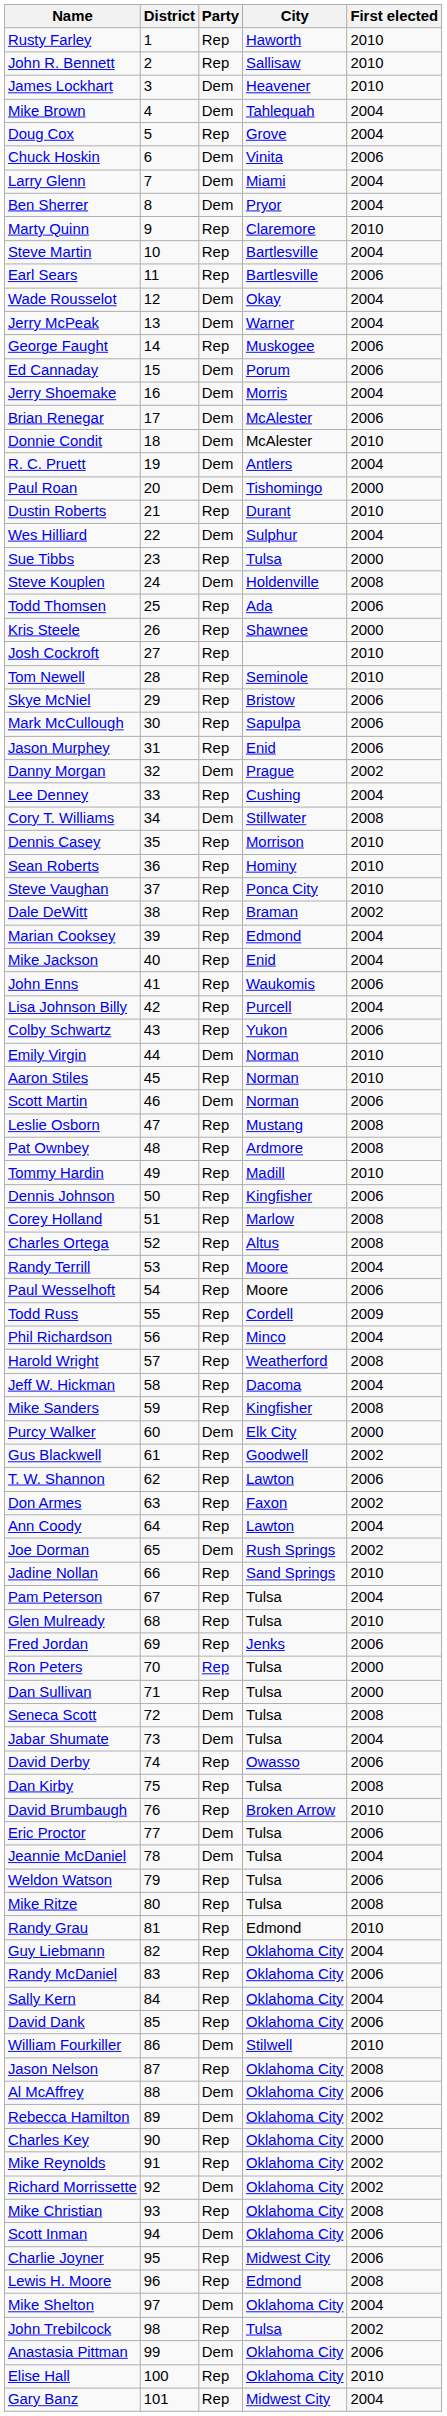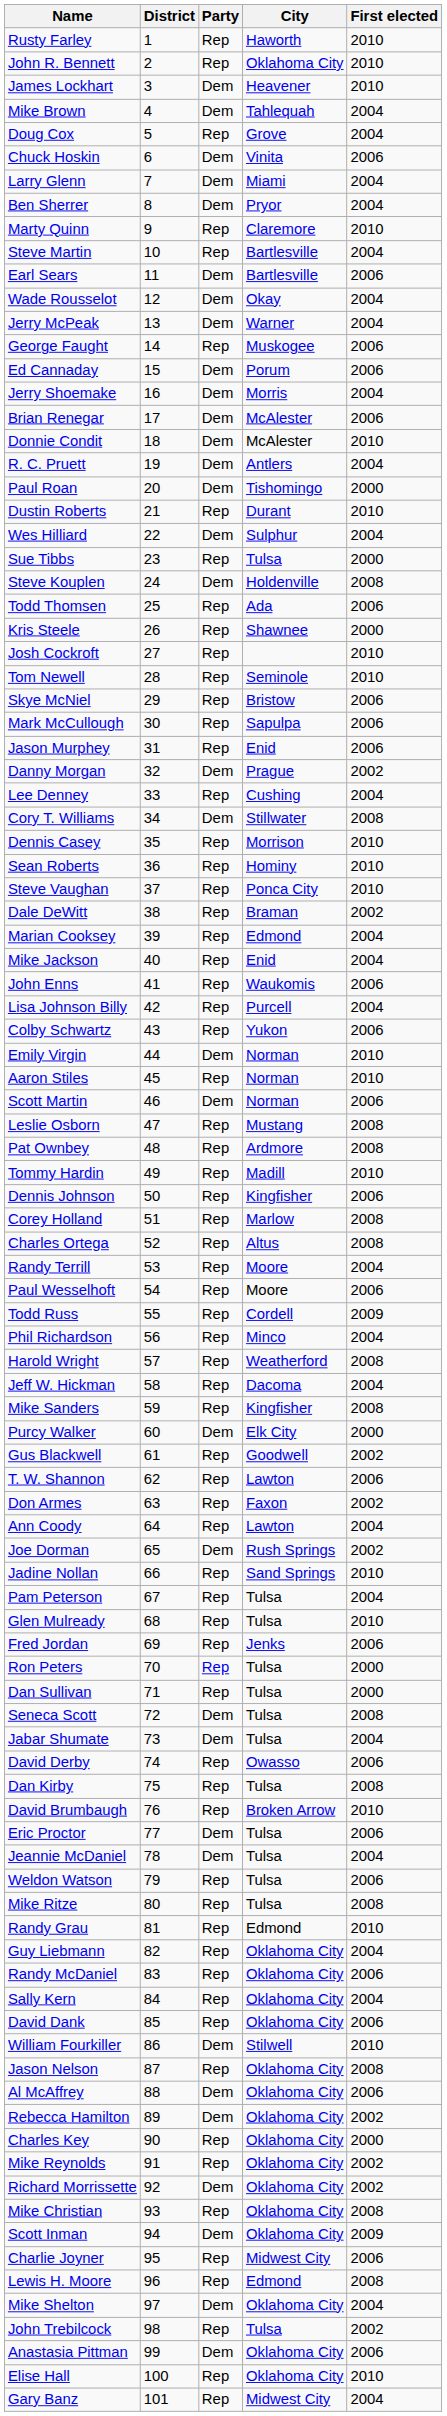(273, 63) Sallisaw -> (295, 63) Oklahoma City
(216, 275) Rep -> (218, 275) Dem
(367, 2234) 2006 -> (367, 2234) 2009
